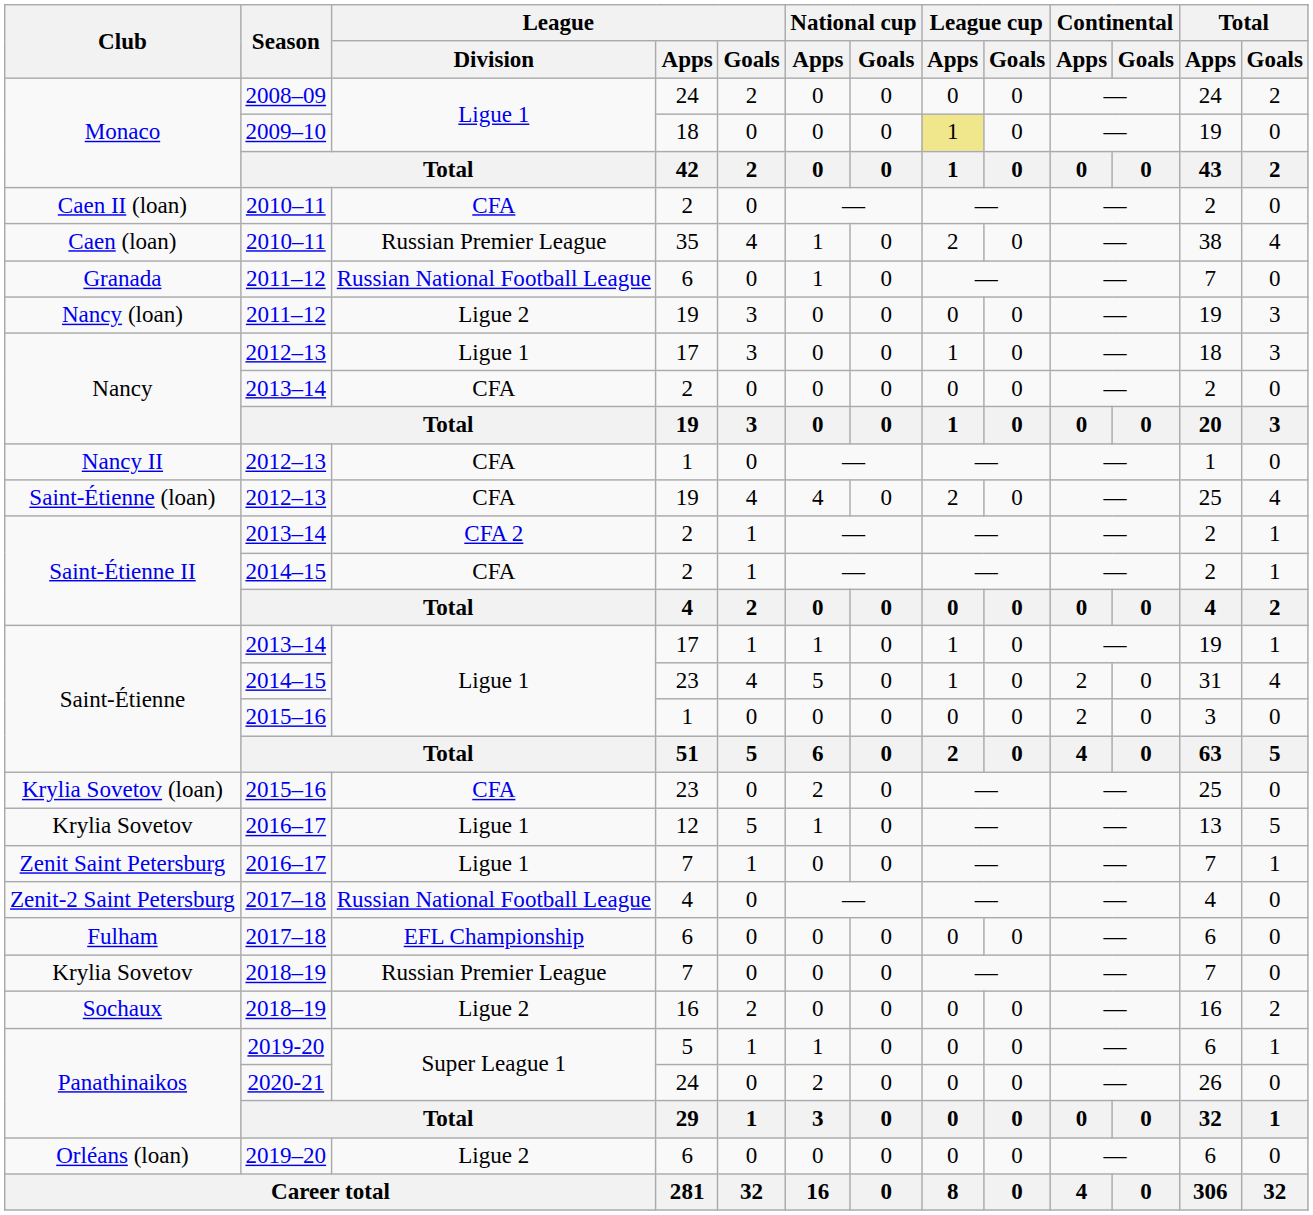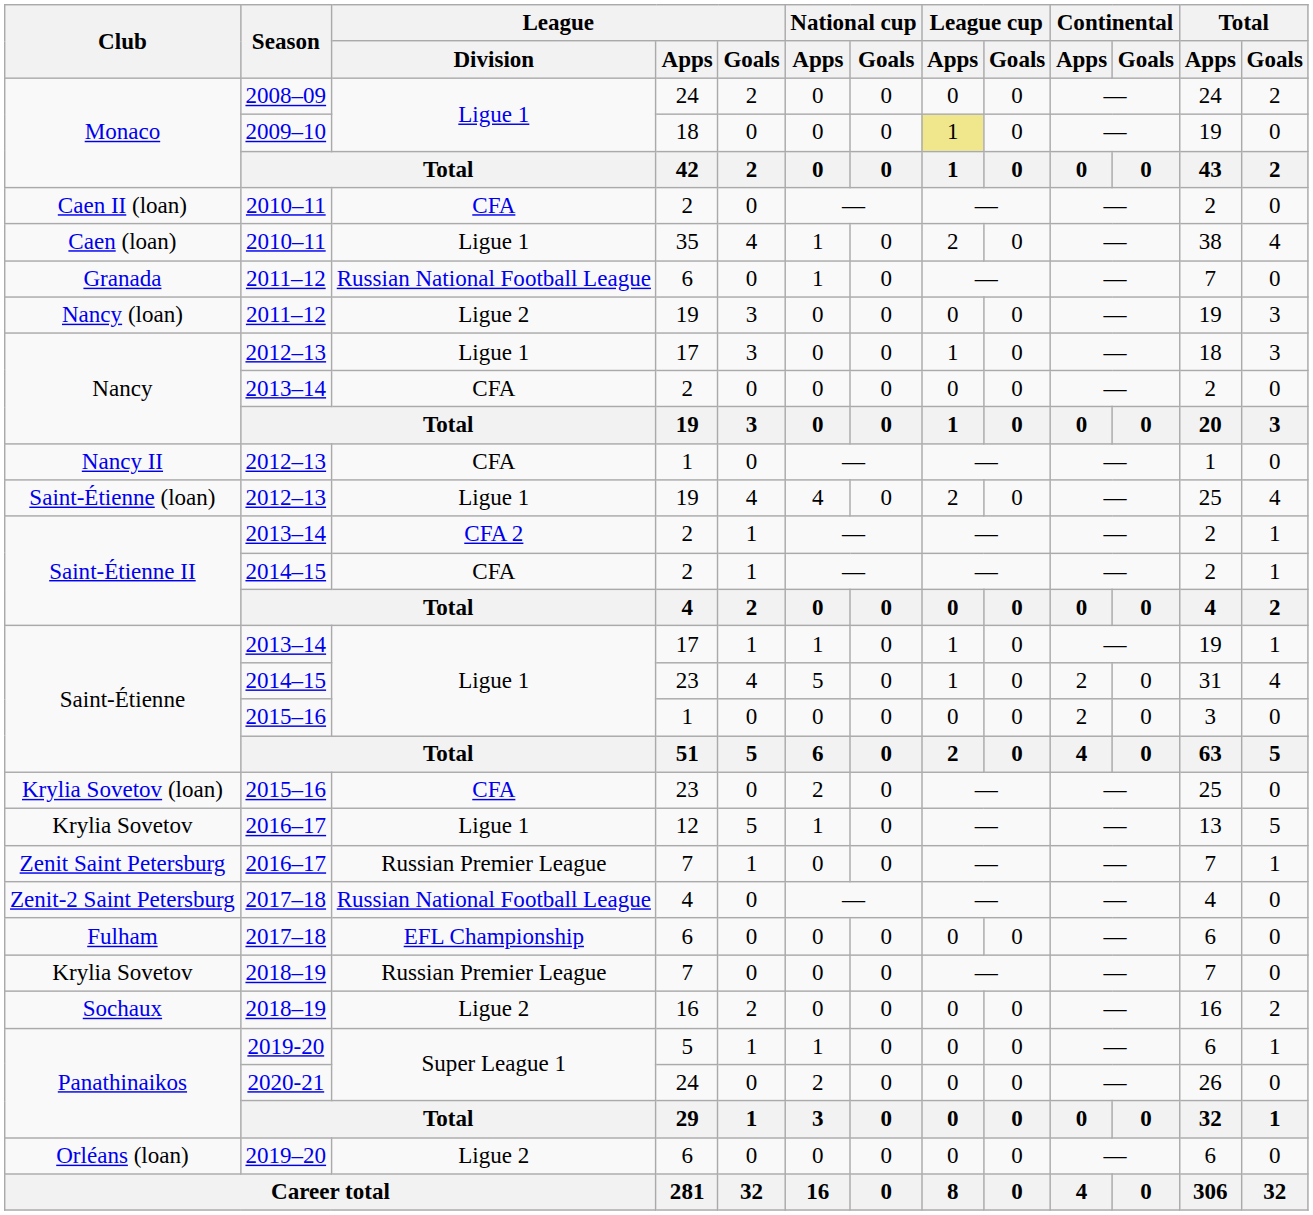(494, 242) Russian Premier League -> (494, 242) Ligue 1
(494, 497) CFA -> (494, 497) Ligue 1
(494, 863) Ligue 1 -> (494, 863) Russian Premier League
